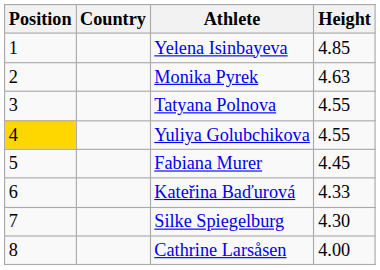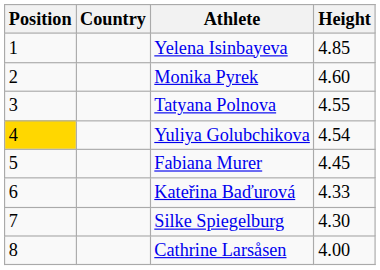(334, 76) 4.63 -> (334, 76) 4.60
(334, 134) 4.55 -> (334, 134) 4.54
